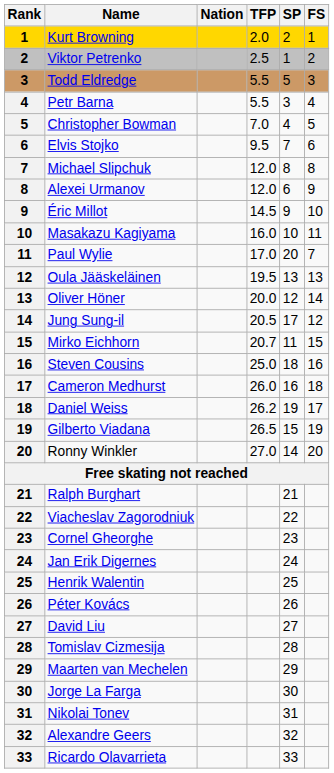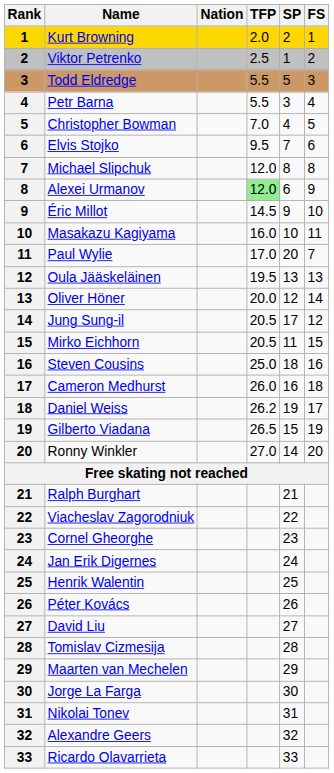(263, 189) no background -> (263, 189) lightgreen background
(263, 342) 20.7 -> (263, 342) 20.5
